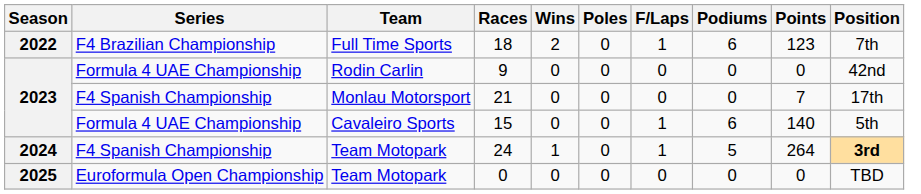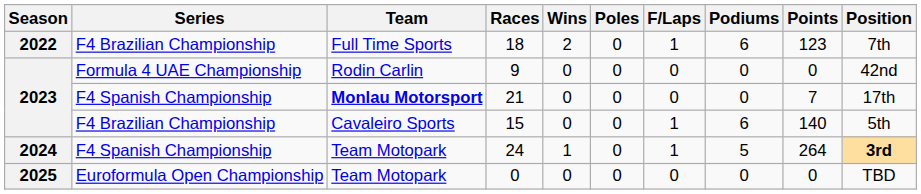(401, 97) normal -> (407, 97) bold
(188, 124) Formula 4 UAE Championship -> (175, 124) F4 Brazilian Championship
